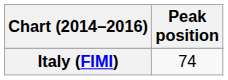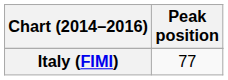(187, 61) 74 -> (187, 61) 77
